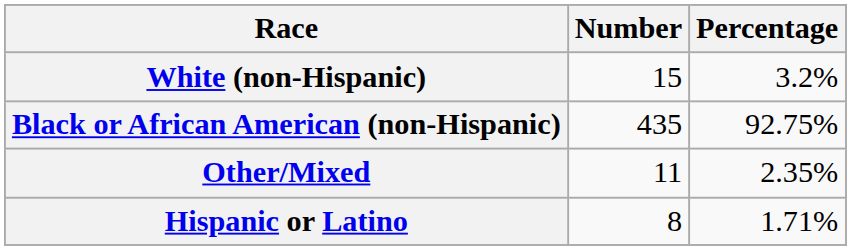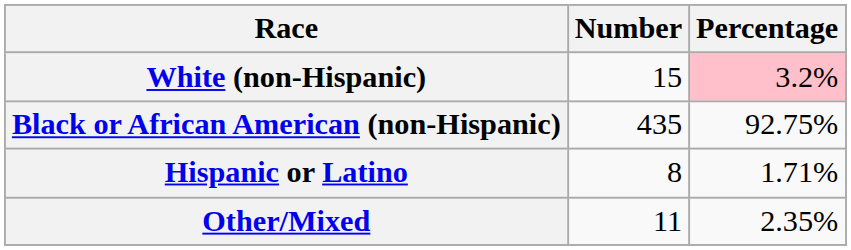(807, 76) no background -> (807, 76) pink background
rows swapped: (286, 172) <-> (286, 220)
